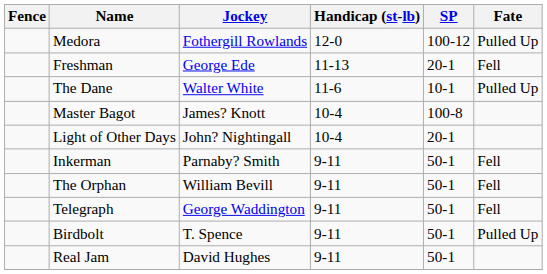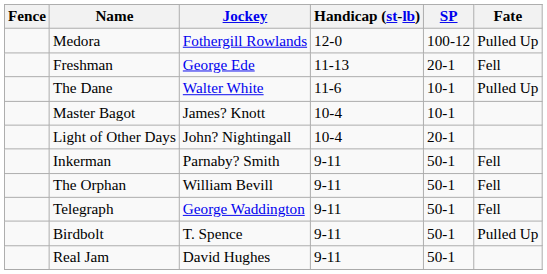(445, 112) 100-8 -> (441, 112) 10-1
